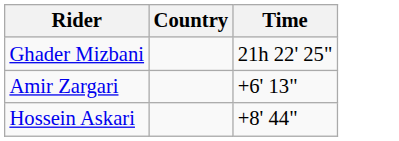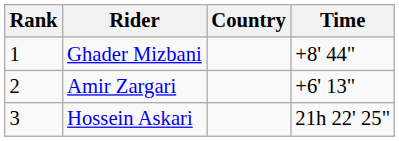+ column: (33, 20)
(285, 53) 21h 22' 25" -> (325, 53) +8' 44"
(268, 119) +8' 44" -> (343, 119) 21h 22' 25"
